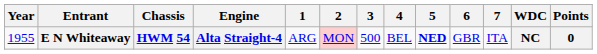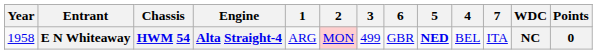columns swapped: (399, 15) <-> (467, 15)
(21, 38) 1955 -> (21, 38) 1958
(370, 38) 500 -> (370, 38) 499
